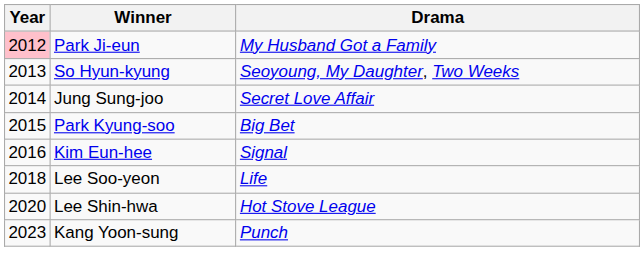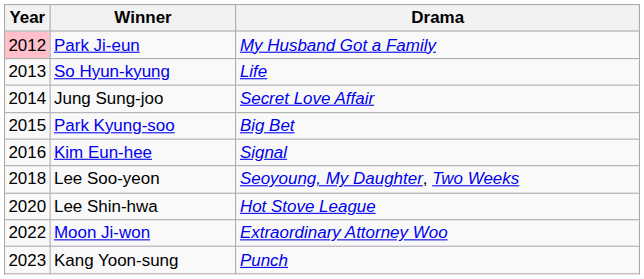(380, 71) Seoyoung, My Daughter, Two Weeks -> (254, 71) Life
(254, 179) Life -> (380, 179) Seoyoung, My Daughter, Two Weeks
+ row: (102, 233)
